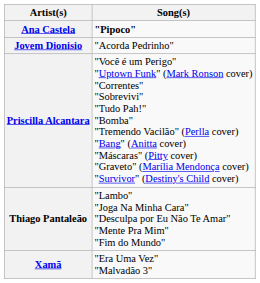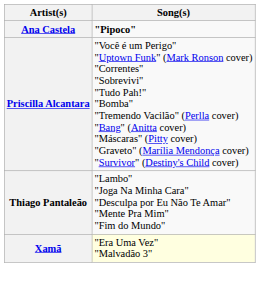- row: (48, 45)
(126, 264) no background -> (126, 248) lightyellow background
